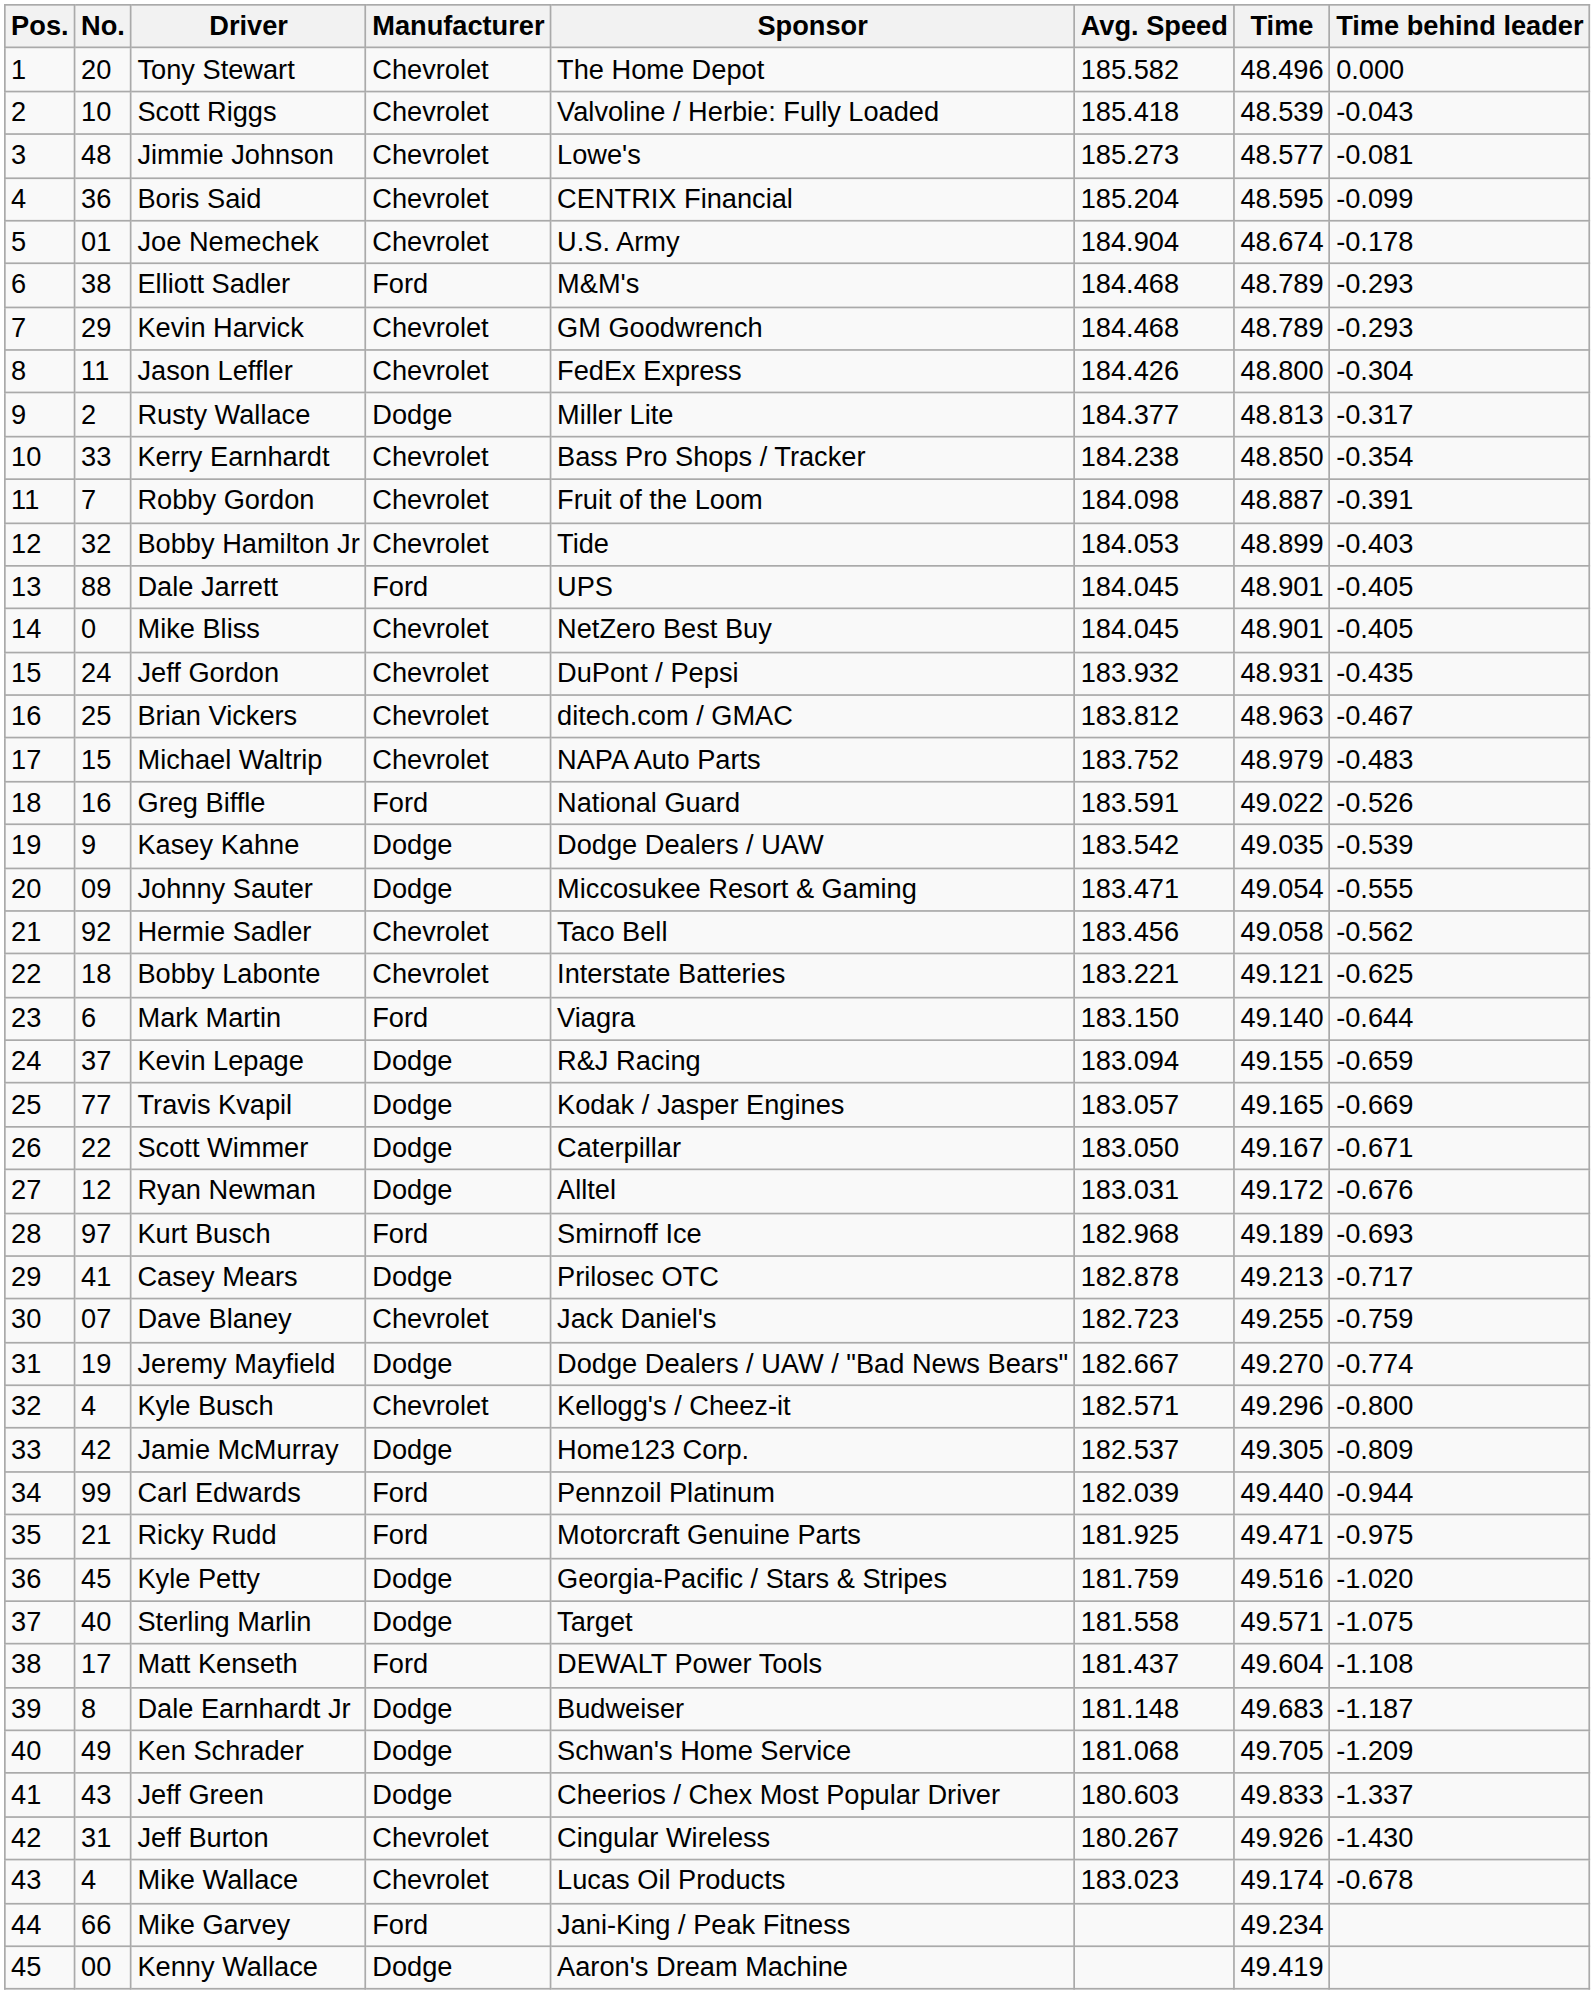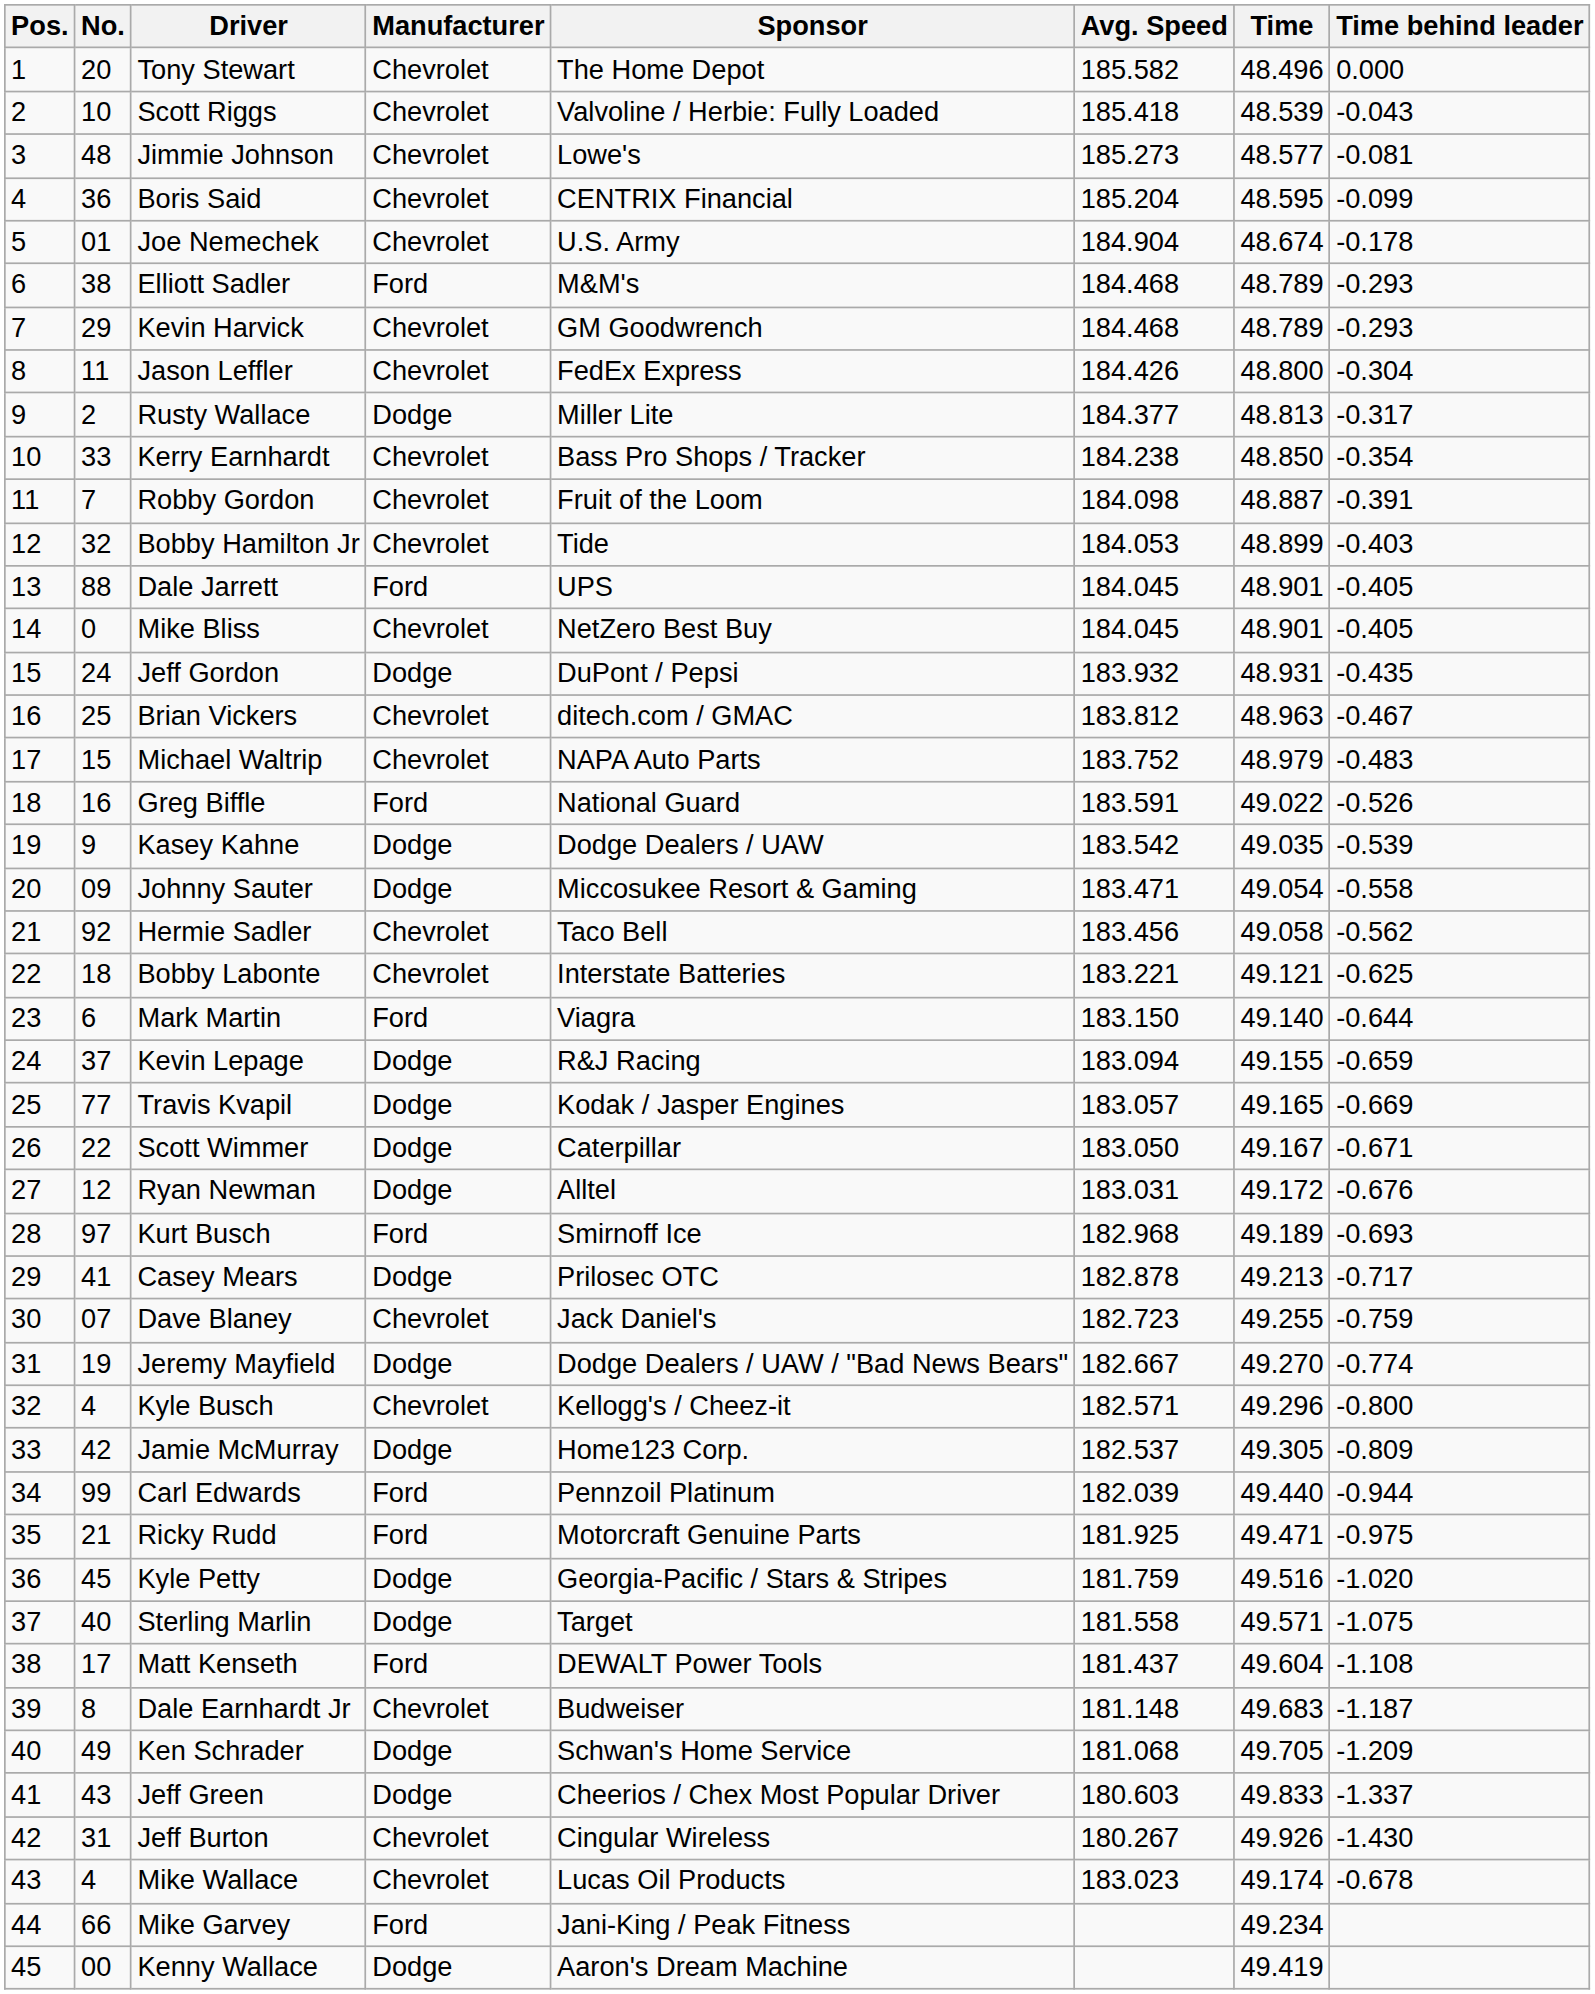(430, 673) Chevrolet -> (412, 673) Dodge
(1375, 888) -0.555 -> (1375, 888) -0.558
(412, 1708) Dodge -> (430, 1708) Chevrolet
